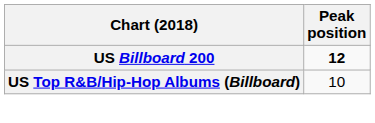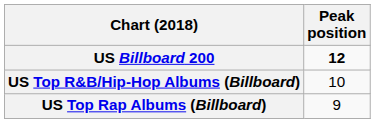+ row: (154, 105)
